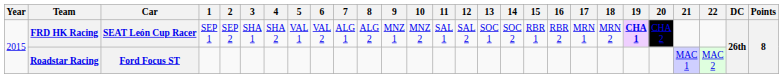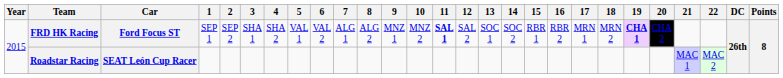(150, 33) SEAT León Cup Racer -> (150, 33) Ford Focus ST
(444, 33) normal -> (444, 33) bold
(150, 60) Ford Focus ST -> (150, 60) SEAT León Cup Racer
